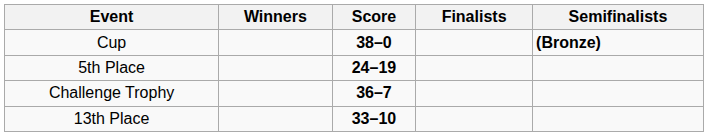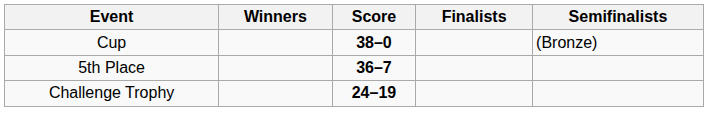(569, 42) bold -> (567, 42) normal
(374, 67) 24–19 -> (374, 67) 36–7
(374, 93) 36–7 -> (374, 93) 24–19
- row: (112, 118)
